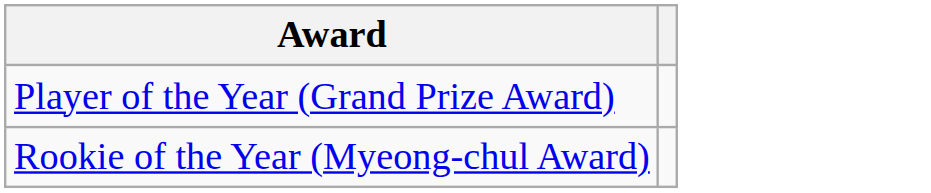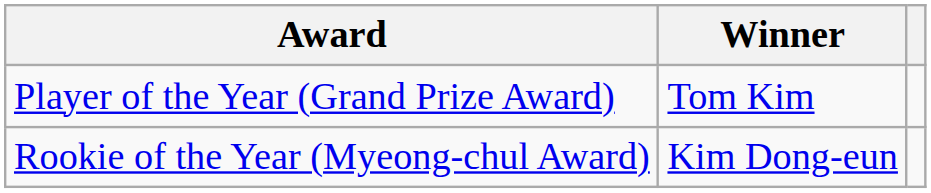+ column: (783, 34)
